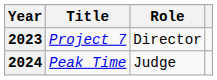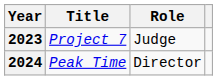(167, 40) Director -> (155, 40) Judge
(155, 63) Judge -> (167, 63) Director
